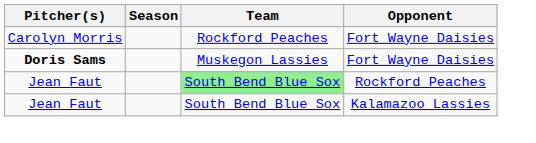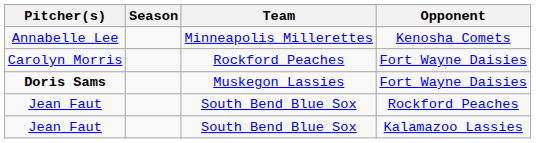+ row: (65, 38)
(262, 82) lightgreen background -> (279, 105) no background
